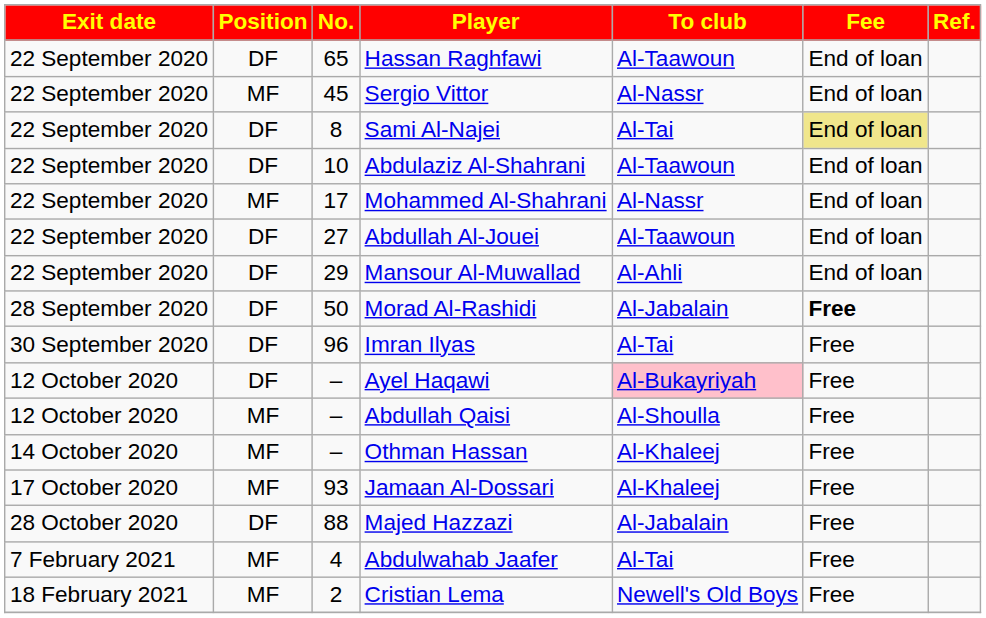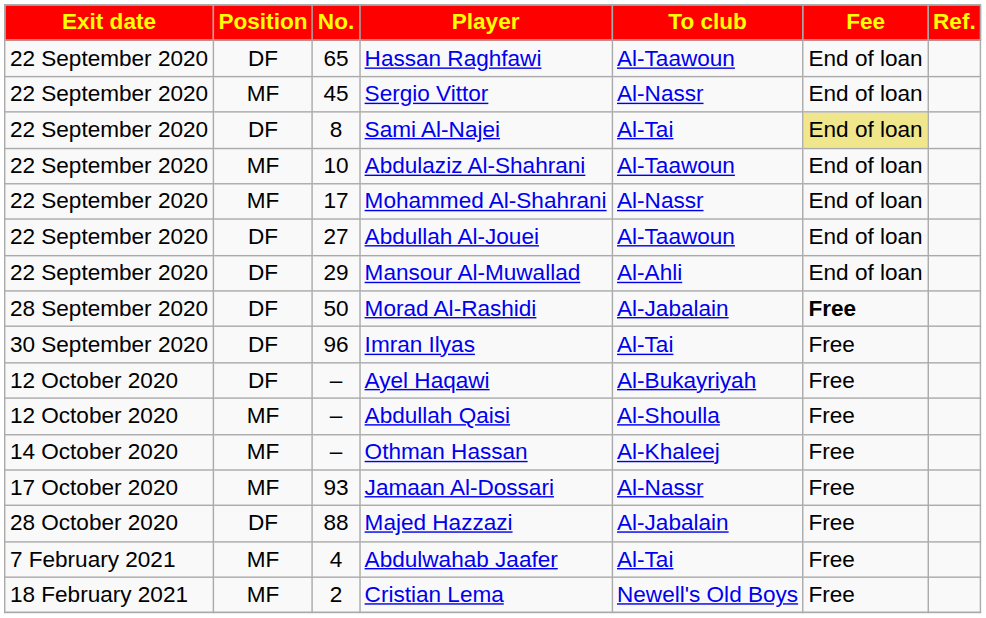(263, 165) DF -> (263, 165) MF
(687, 380) pink background -> (687, 380) no background
(668, 487) Al-Khaleej -> (660, 487) Al-Nassr
